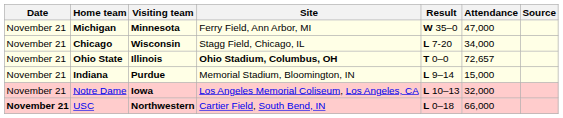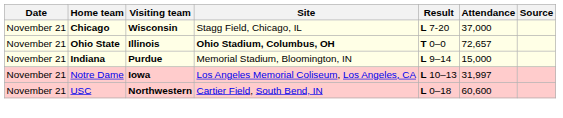- row: (95, 28)
(479, 44) 34,000 -> (477, 28) 37,000
(479, 91) 32,000 -> (477, 75) 31,997
(38, 106) bold -> (36, 91) normal
(479, 106) 66,000 -> (477, 91) 60,600
